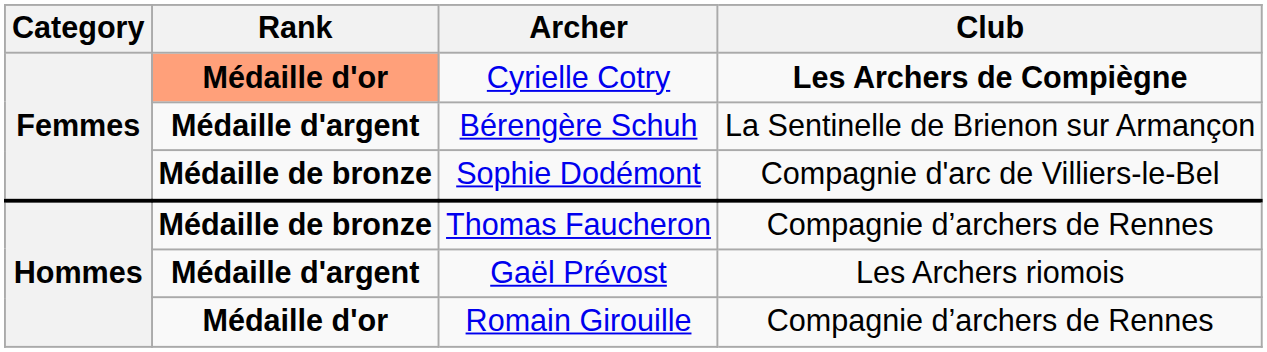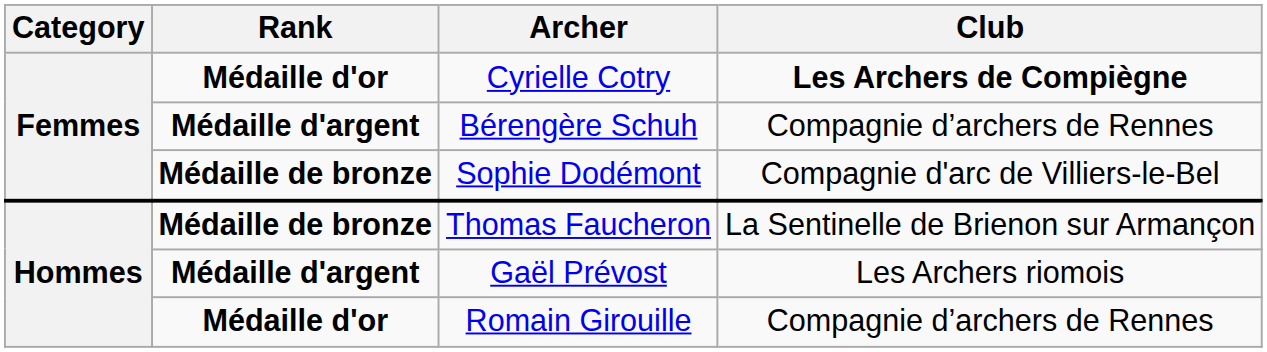(295, 77) lightsalmon background -> (295, 77) no background
(990, 125) La Sentinelle de Brienon sur Armançon -> (990, 125) Compagnie d’archers de Rennes
(990, 224) Compagnie d’archers de Rennes -> (990, 224) La Sentinelle de Brienon sur Armançon
